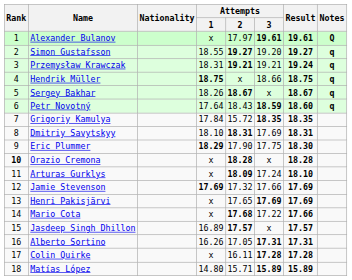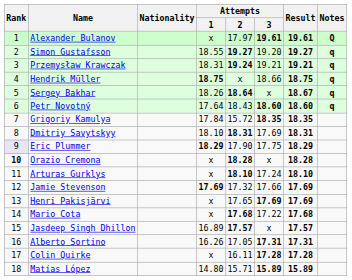(240, 65) 19.21 -> (240, 65) 19.24
(301, 65) 19.24 -> (301, 65) 19.21
(240, 92) 18.67 -> (240, 92) 18.64
(269, 106) 18.59 -> (269, 106) 18.60
(16, 147) no background -> (16, 147) lavender background
(301, 147) 18.30 -> (301, 147) 18.29
(240, 174) 18.09 -> (240, 174) 18.10
(301, 214) 17.66 -> (301, 214) 17.68
